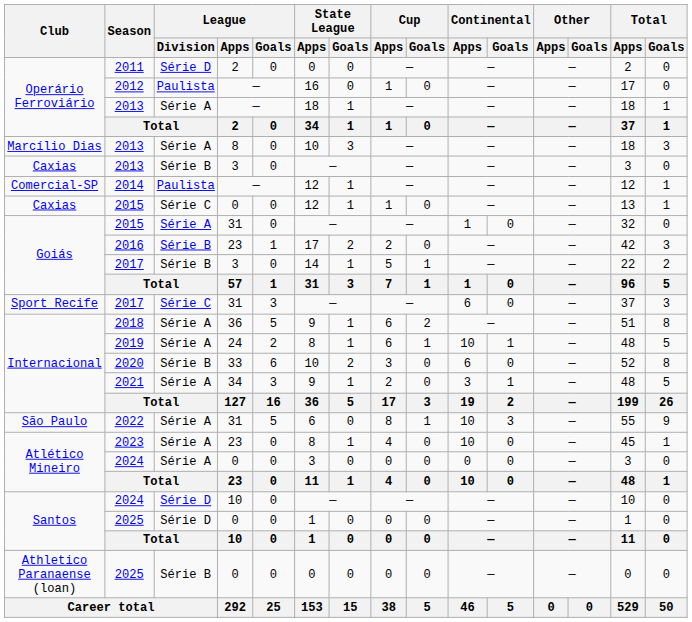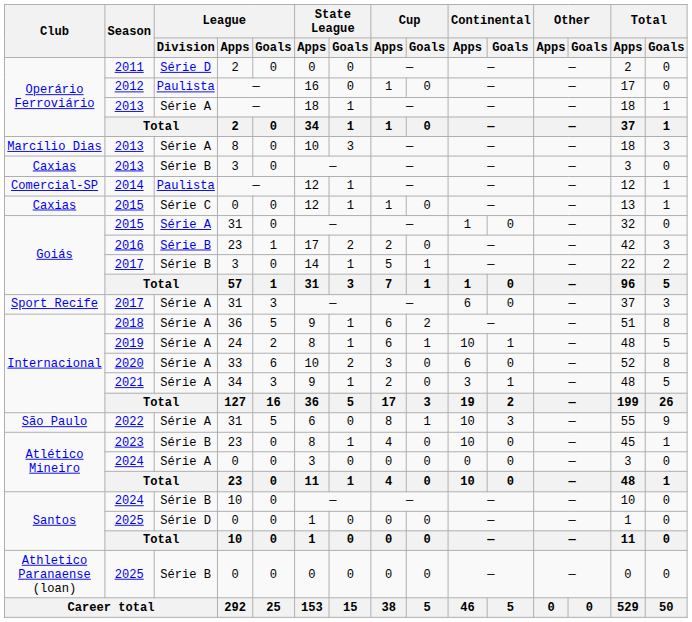(186, 304) Série C -> (186, 304) Série A
(186, 363) Série B -> (186, 363) Série A
(186, 442) Série A -> (186, 442) Série B
(186, 501) Série D -> (186, 501) Série B
